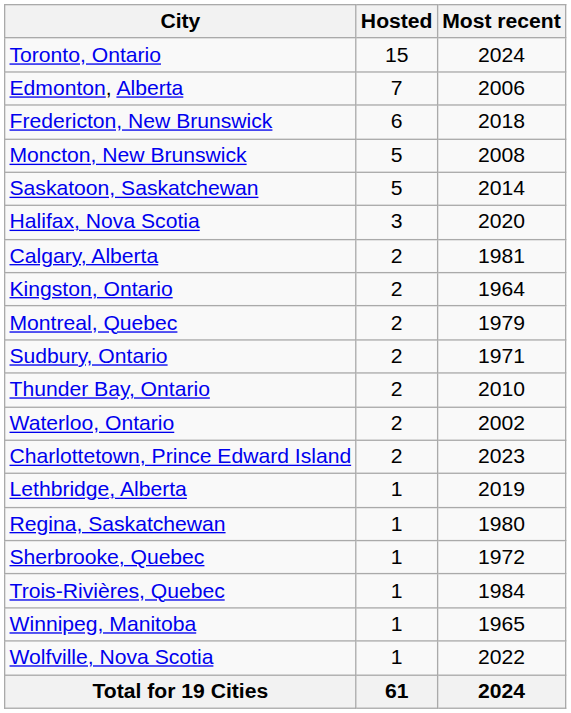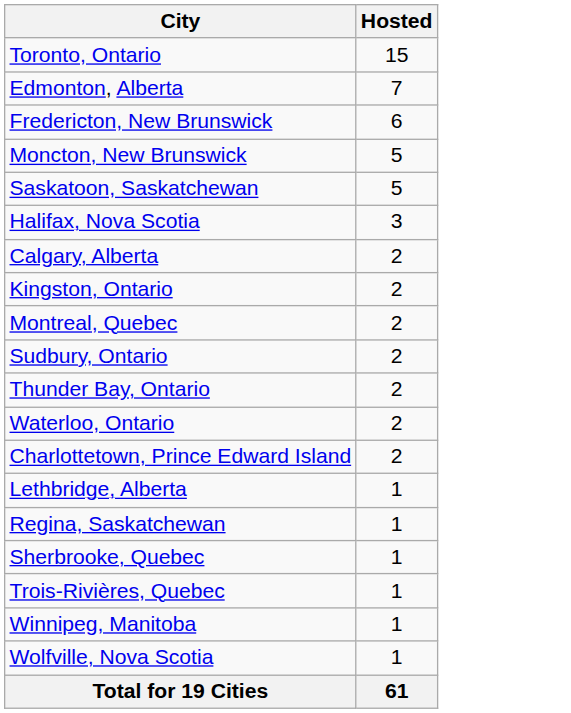- column: (501, 21)
